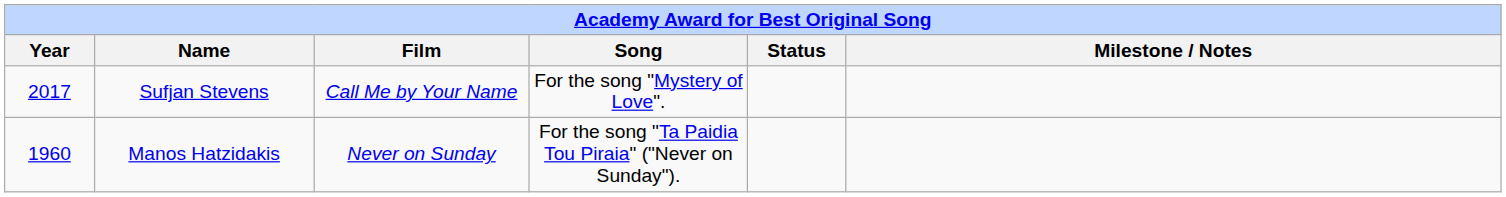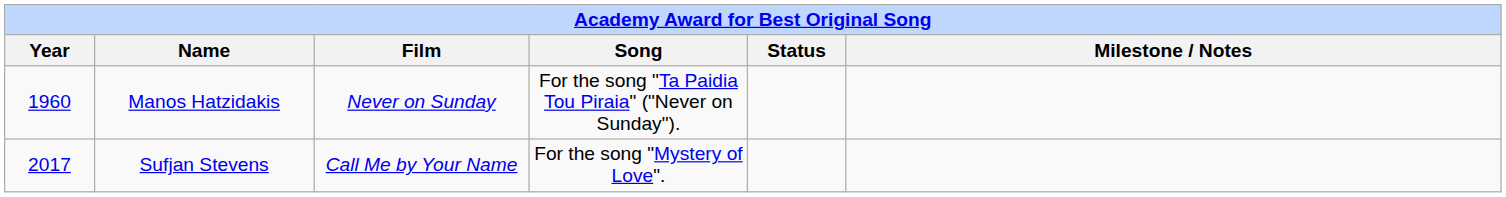rows swapped: (204, 154) <-> (204, 91)
